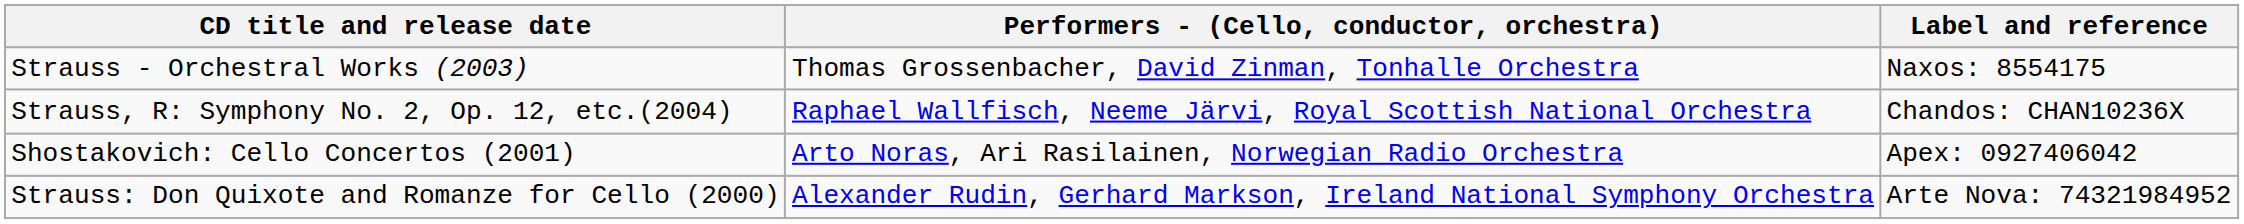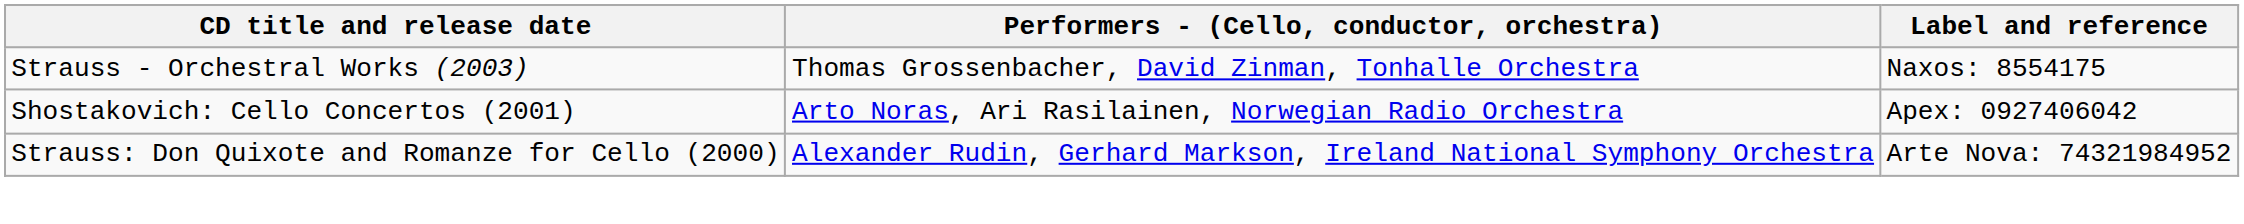- row: (372, 111)
